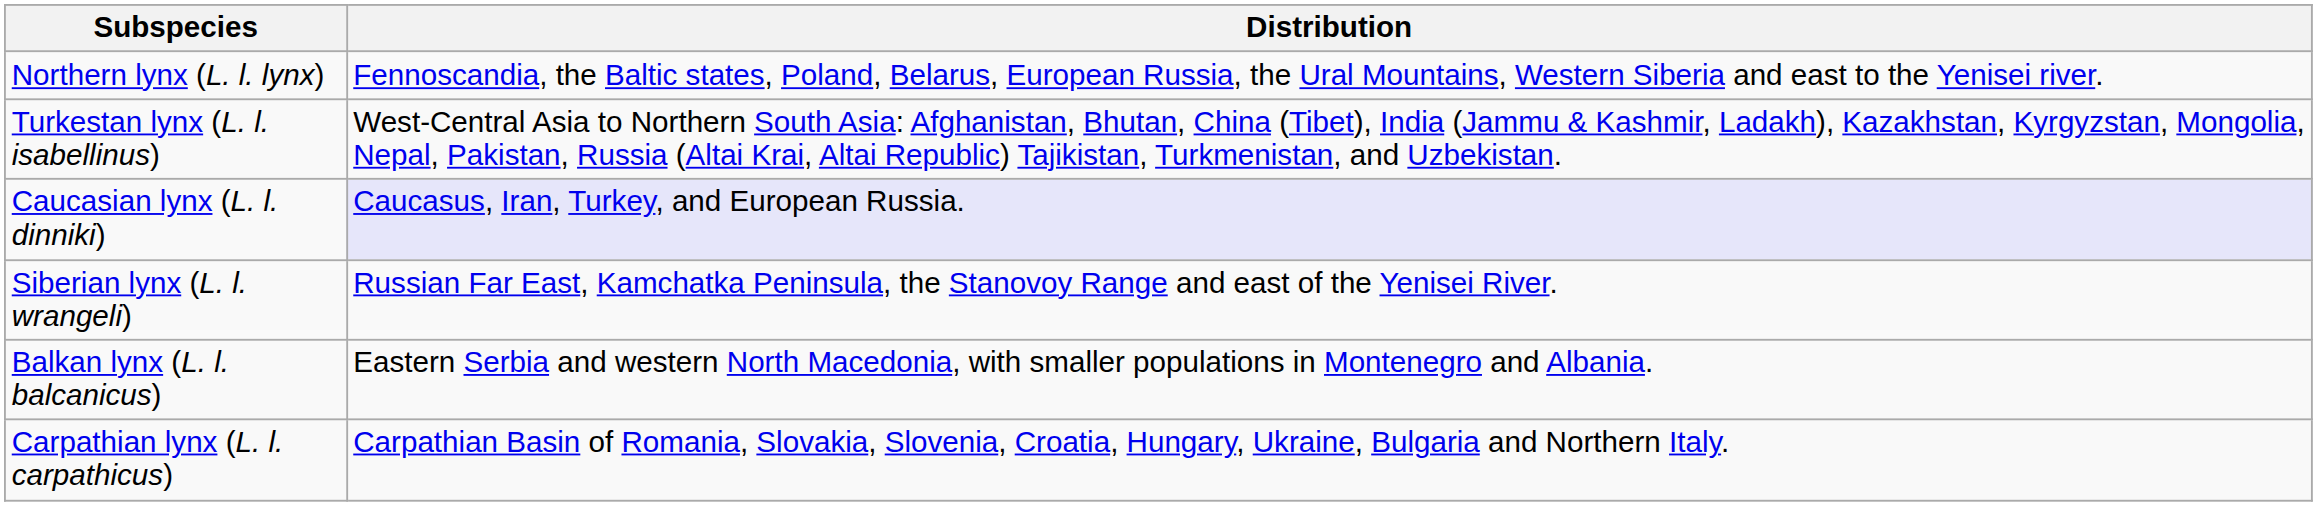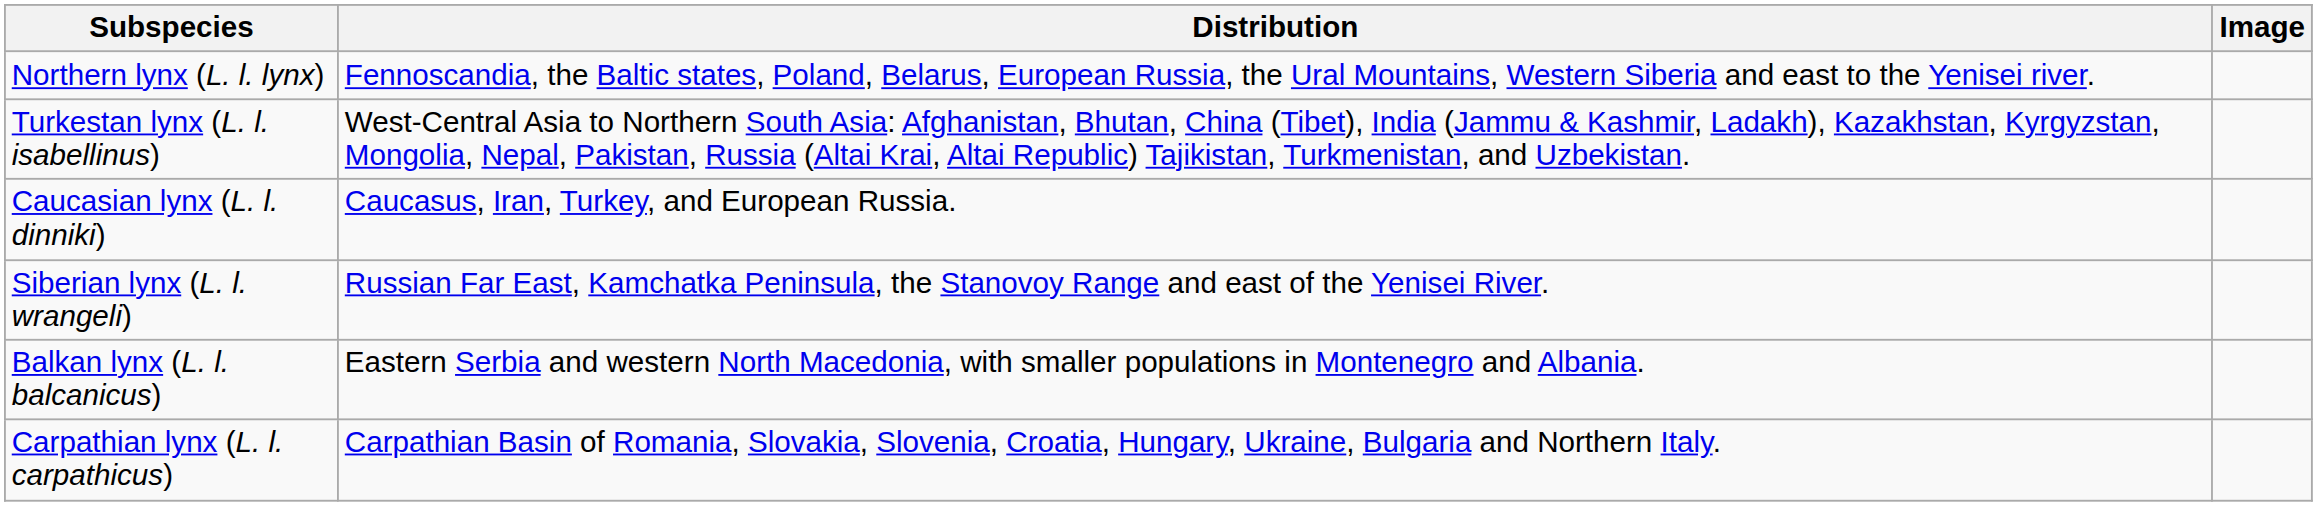+ column: (2262, 27)
(659, 202) lavender background -> (651, 202) no background
